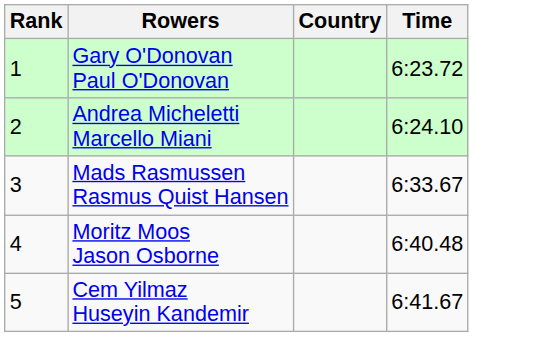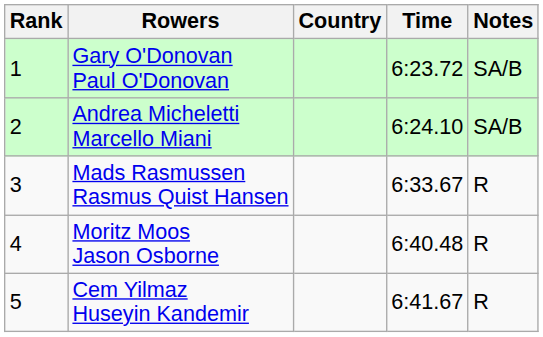+ column: (503, 21)
